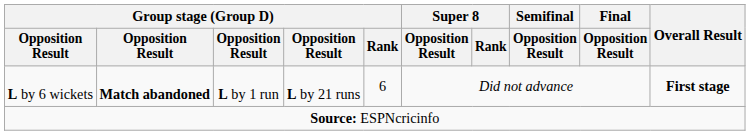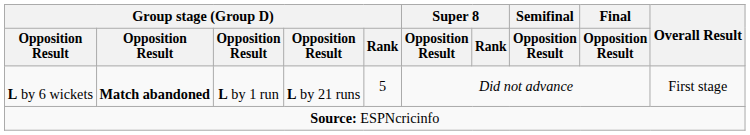(383, 86) 6 -> (383, 86) 5
(698, 86) bold -> (698, 86) normal
